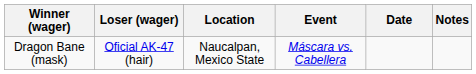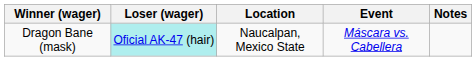- column: (399, 20)
(139, 53) no background -> (164, 39) paleturquoise background
